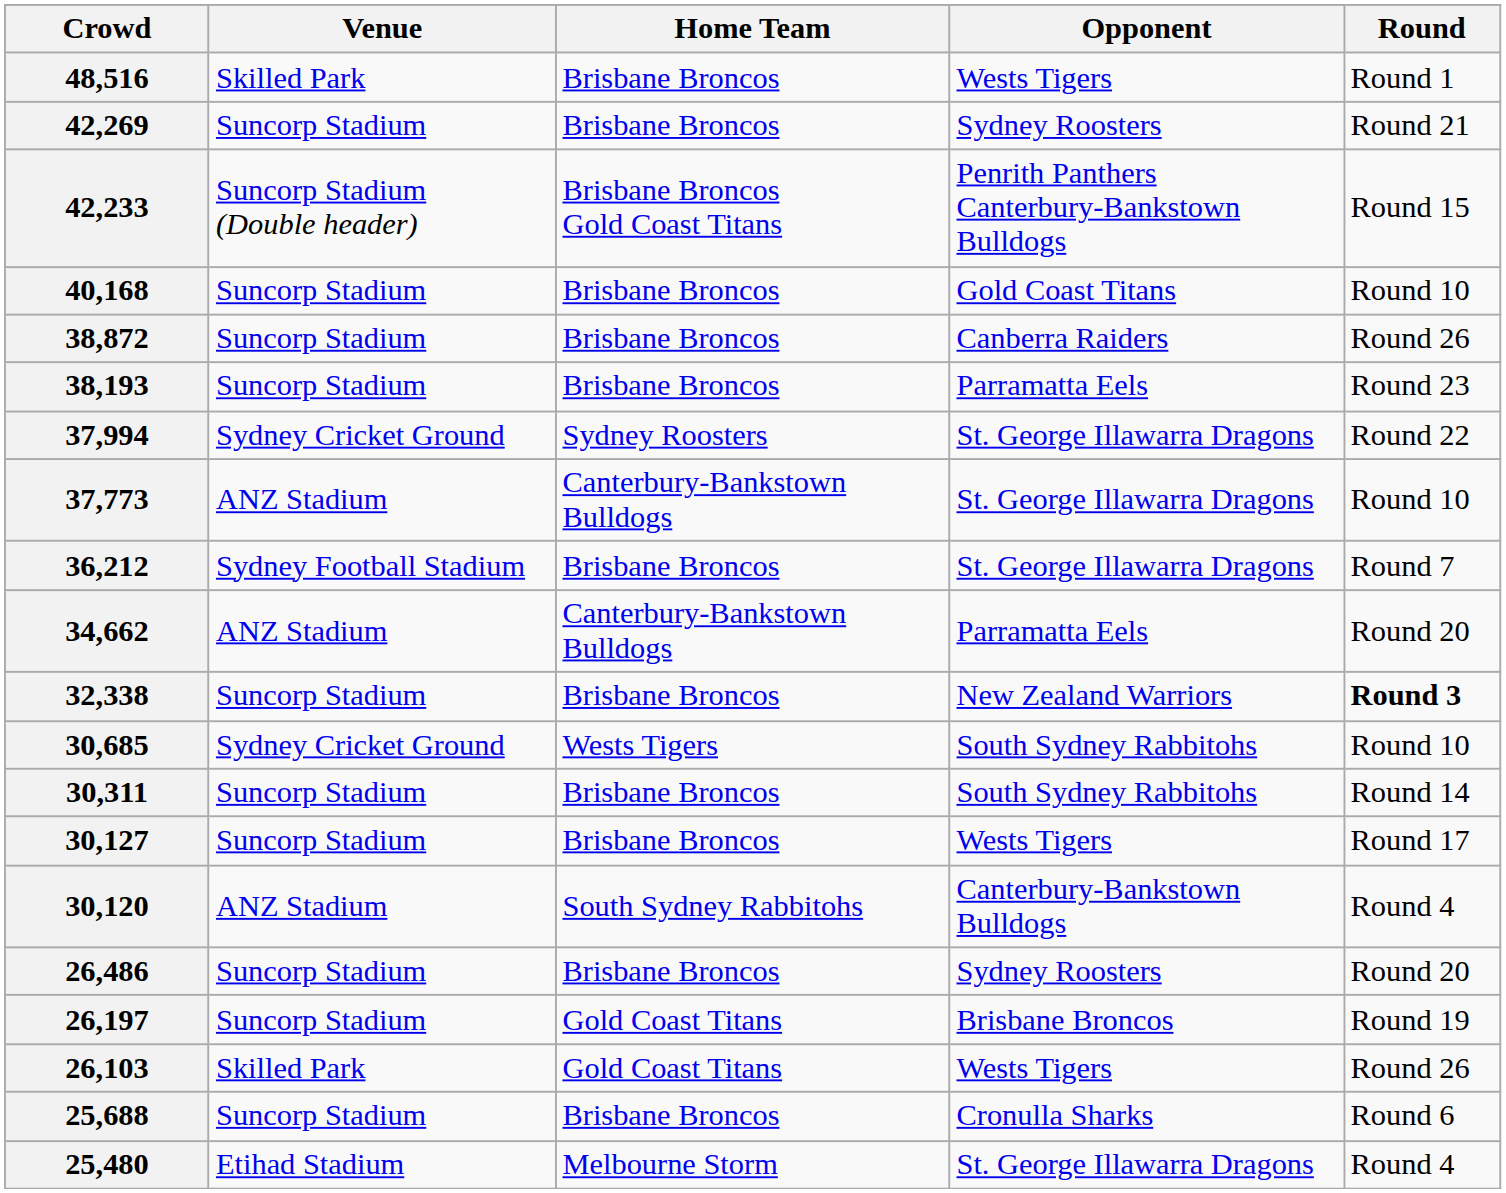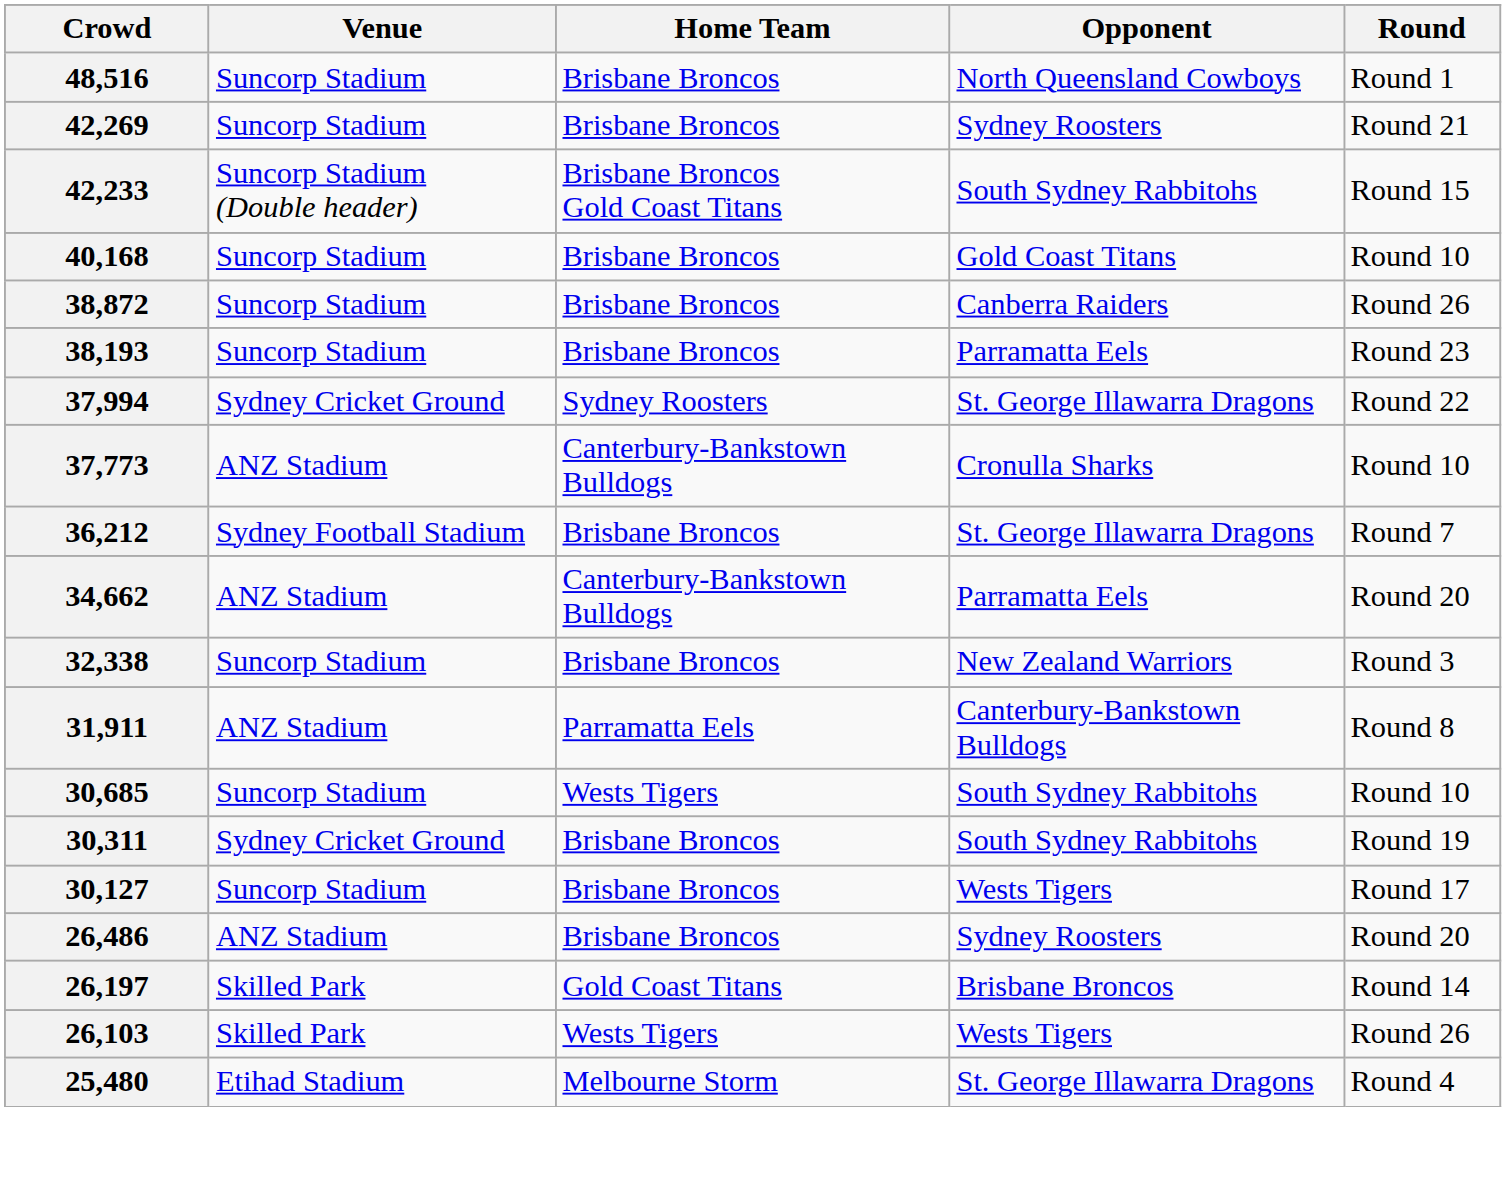(291, 76) Skilled Park -> (321, 76) Suncorp Stadium
(1034, 76) Wests Tigers -> (1129, 76) North Queensland Cowboys
(1098, 207) Penrith Panthers Canterbury-Bankstown Bulldogs -> (1107, 190) South Sydney Rabbitohs
(1135, 499) St. George Illawarra Dragons -> (1055, 465) Cronulla Sharks
(1406, 695) bold -> (1402, 661) normal
+ row: (107, 726)
(360, 743) Sydney Cricket Ground -> (321, 792) Suncorp Stadium
(321, 792) Suncorp Stadium -> (360, 840) Sydney Cricket Ground
(1410, 792) Round 14 -> (1410, 840) Round 19
- row: (107, 905)
(321, 971) Suncorp Stadium -> (302, 936) ANZ Stadium
(321, 1019) Suncorp Stadium -> (291, 985) Skilled Park
(1410, 1019) Round 19 -> (1410, 985) Round 14
(672, 1067) Gold Coast Titans -> (640, 1033) Wests Tigers
- row: (107, 1115)
